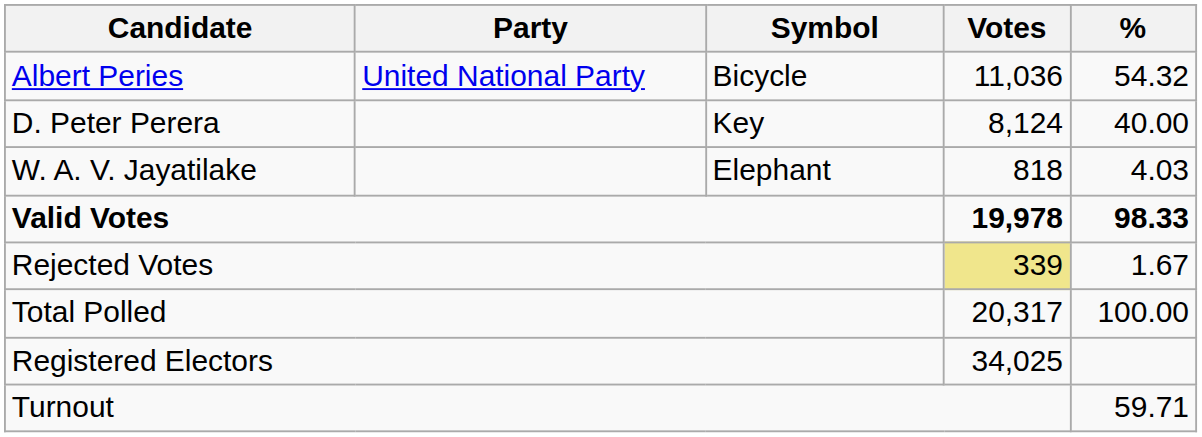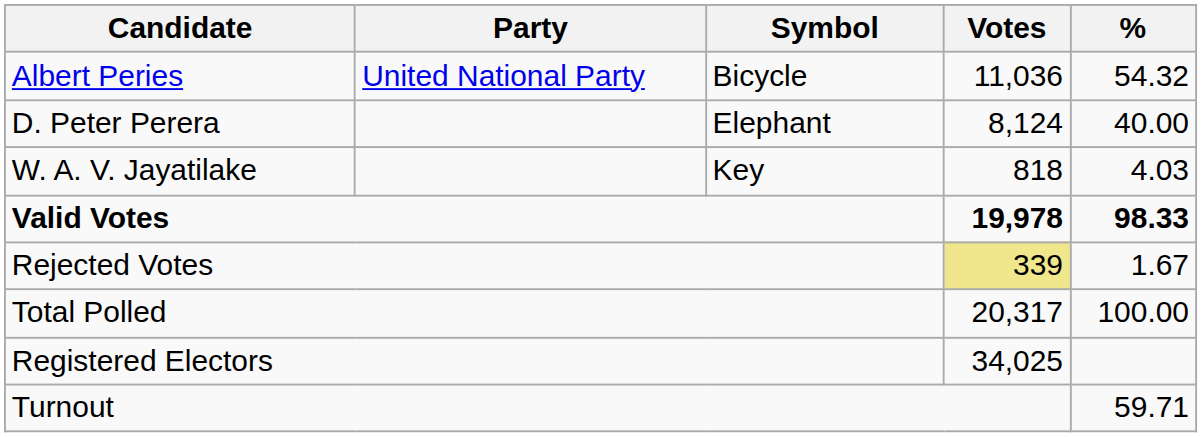(738, 123) Key -> (772, 123) Elephant
(772, 170) Elephant -> (738, 170) Key
